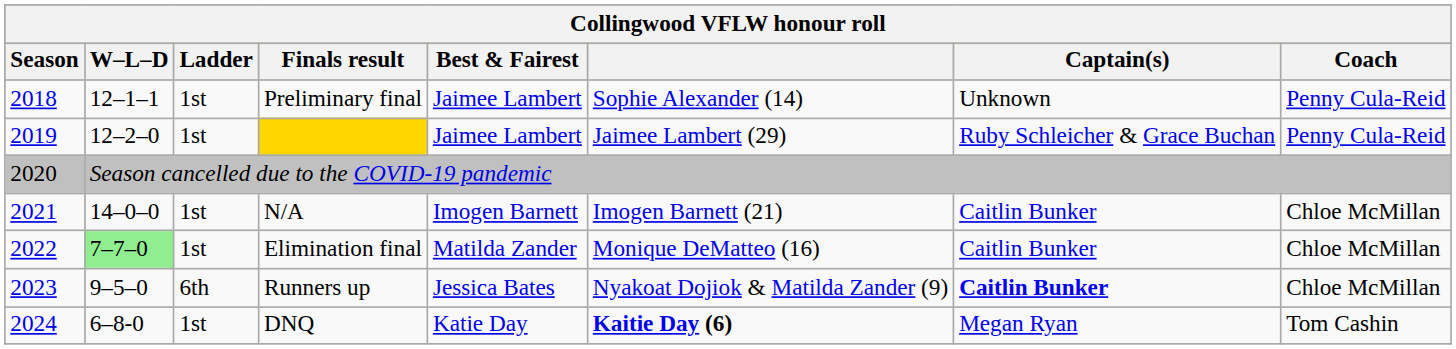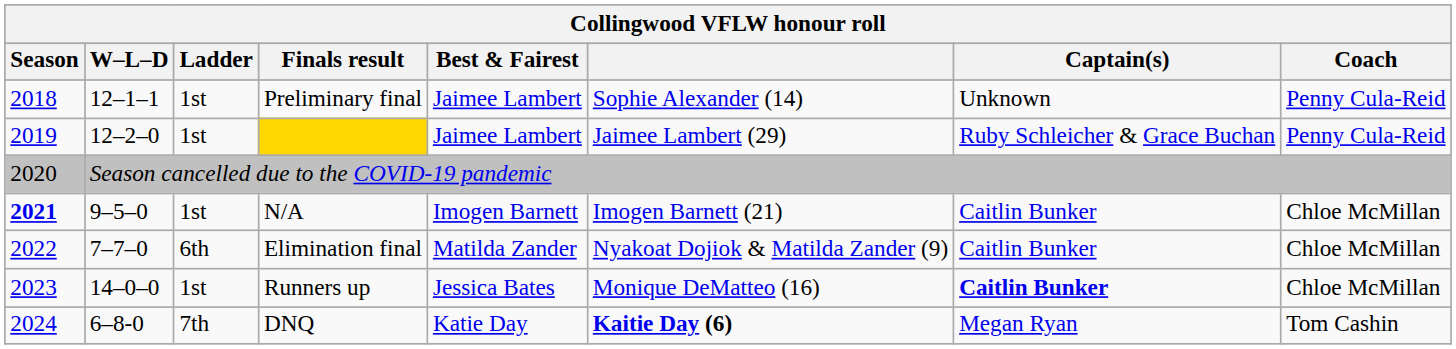(34, 211) normal -> (34, 211) bold
(125, 211) 14–0–0 -> (119, 211) 9–5–0
(119, 249) lightgreen background -> (119, 249) no background
(193, 249) 1st -> (194, 249) 6th
(706, 249) Monique DeMatteo (16) -> (771, 249) Nyakoat Dojiok & Matilda Zander (9)
(119, 287) 9–5–0 -> (125, 287) 14–0–0
(194, 287) 6th -> (193, 287) 1st
(771, 287) Nyakoat Dojiok & Matilda Zander (9) -> (706, 287) Monique DeMatteo (16)
(193, 324) 1st -> (194, 324) 7th
